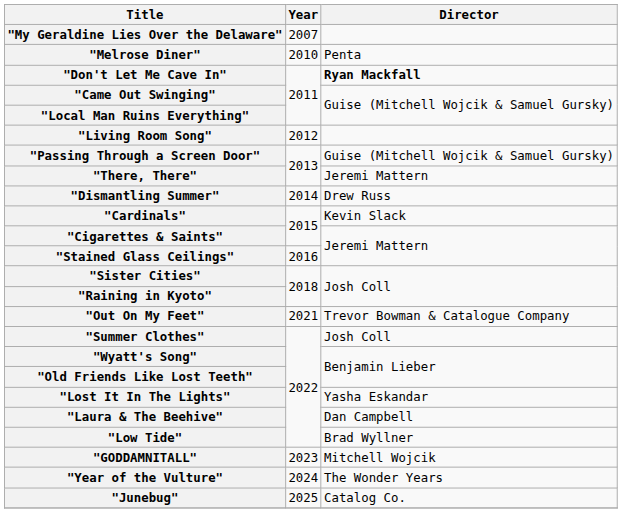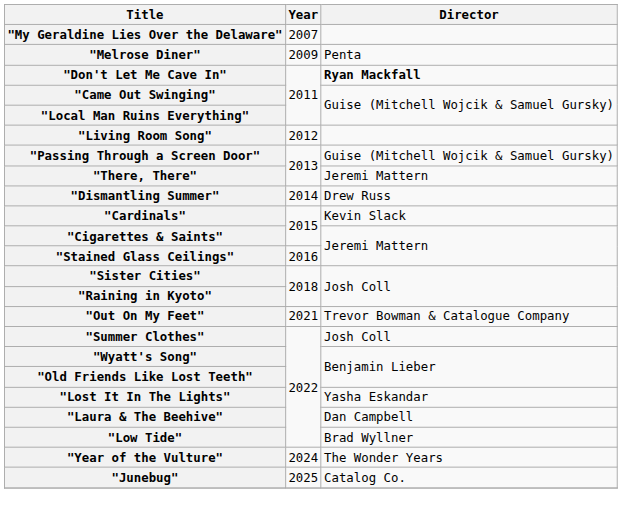(303, 55) 2010 -> (303, 55) 2009
- row: (145, 457)
